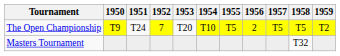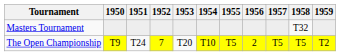rows swapped: (45, 43) <-> (54, 27)
